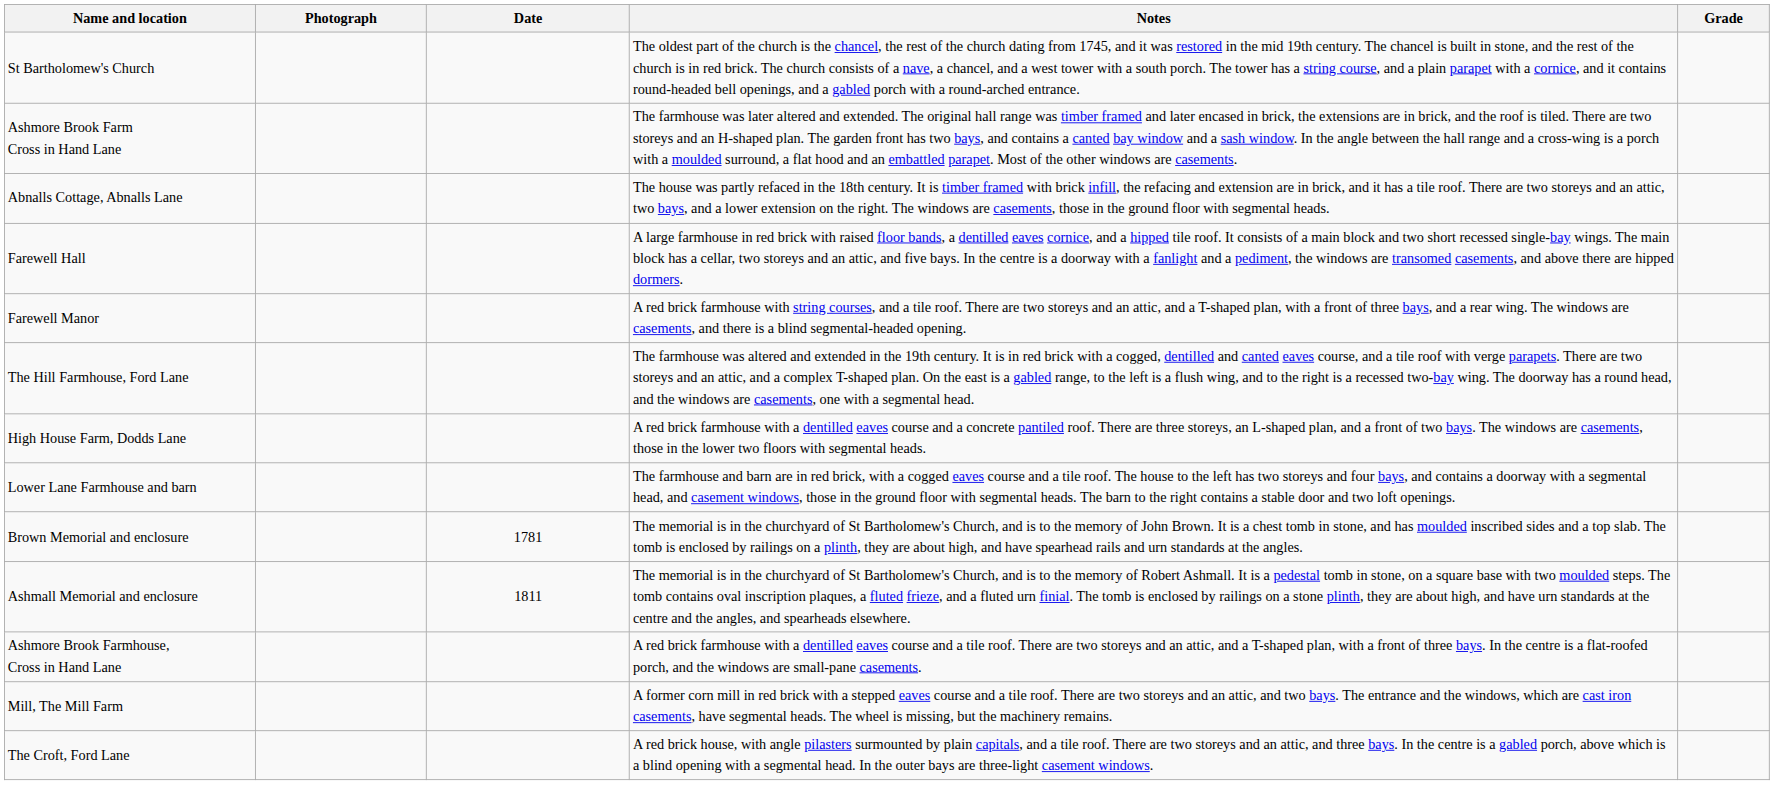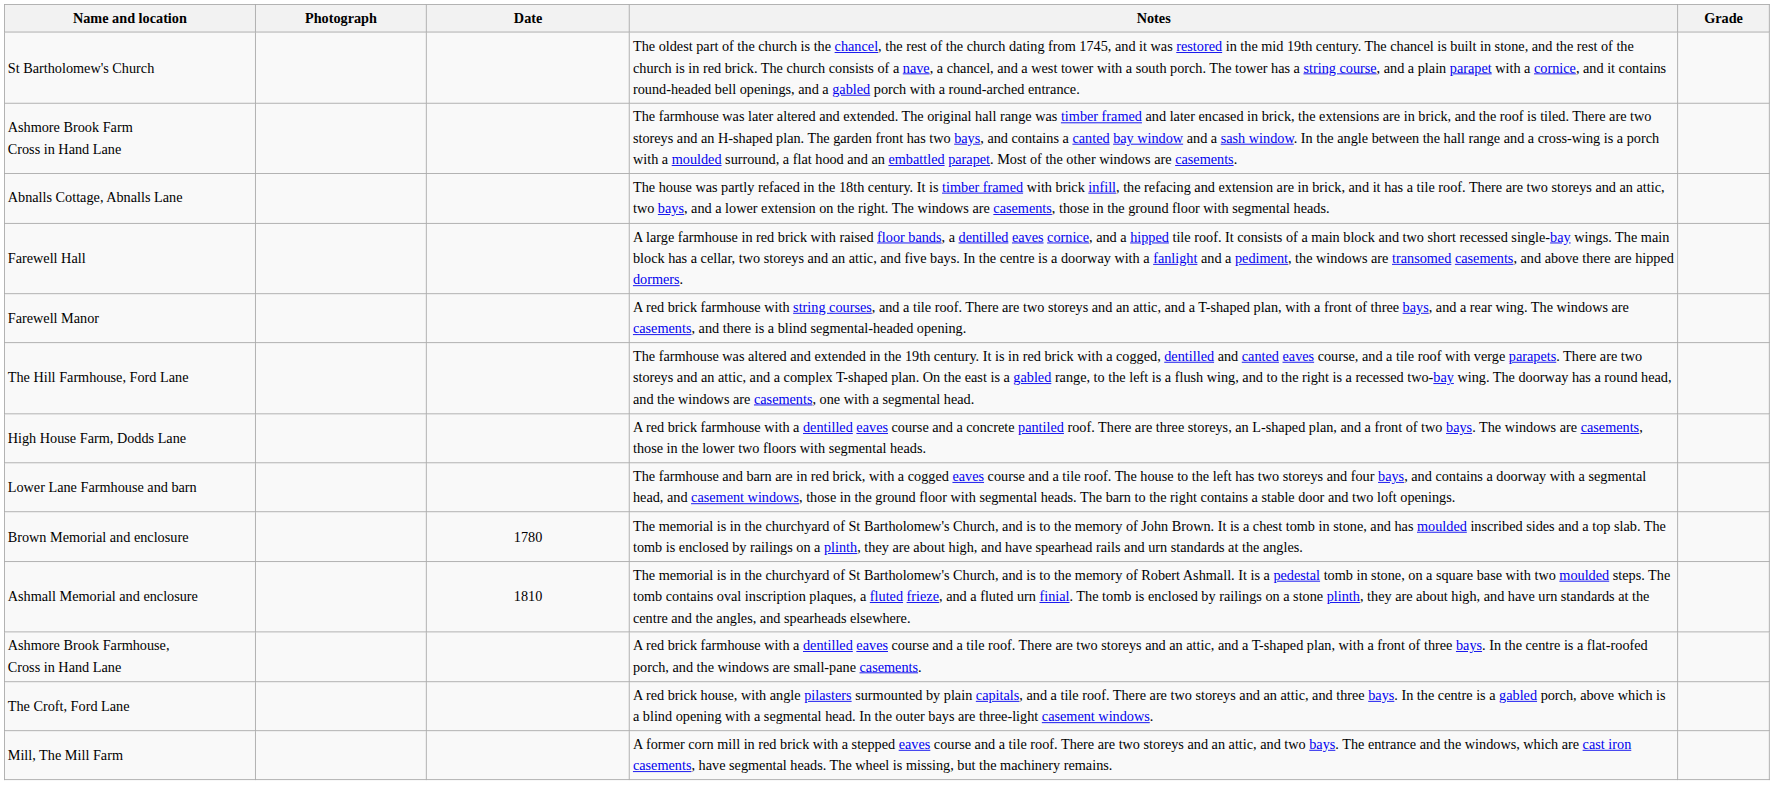(528, 536) 1781 -> (528, 536) 1780
(528, 596) 1811 -> (528, 596) 1810
rows swapped: (65, 705) <-> (69, 755)
